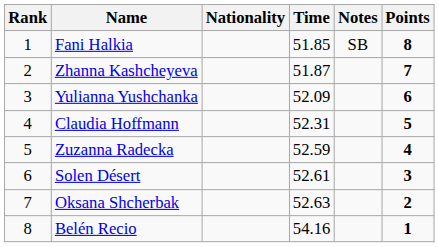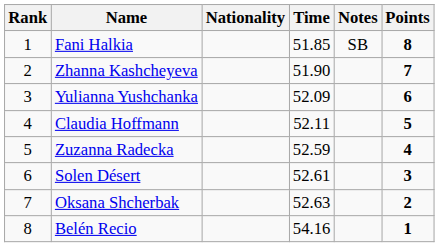(312, 70) 51.87 -> (312, 70) 51.90
(312, 123) 52.31 -> (312, 123) 52.11
